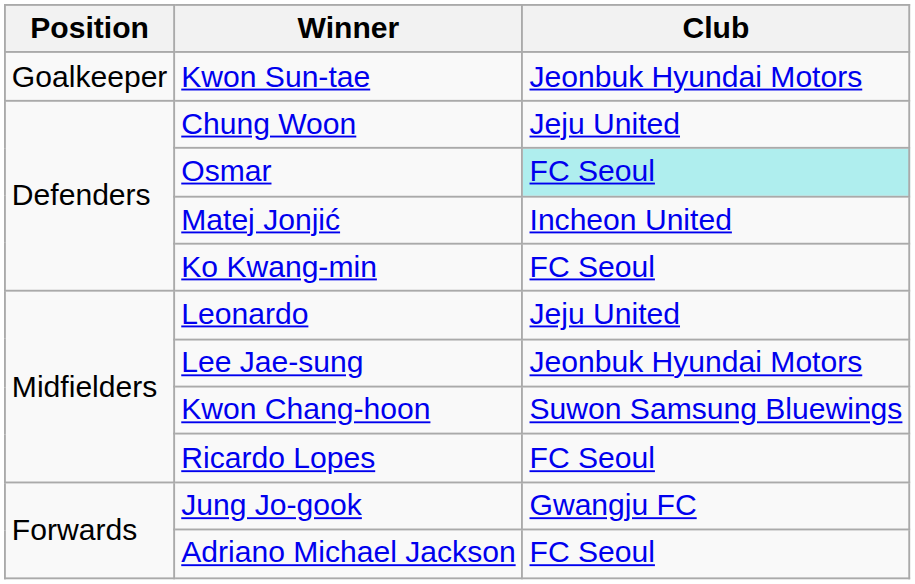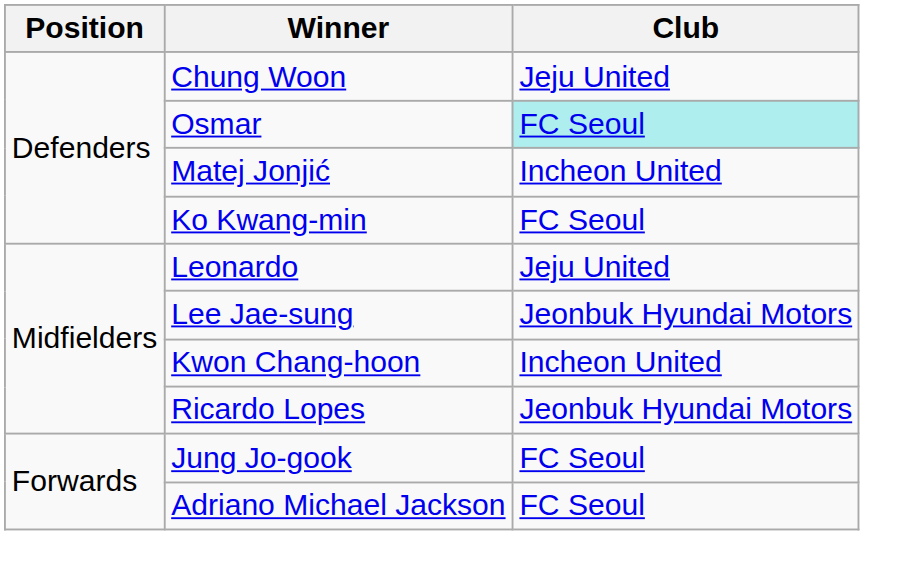- row: (276, 76)
(716, 409) Suwon Samsung Bluewings -> (621, 362) Incheon United
(592, 457) FC Seoul -> (686, 409) Jeonbuk Hyundai Motors
(613, 505) Gwangju FC -> (582, 457) FC Seoul
